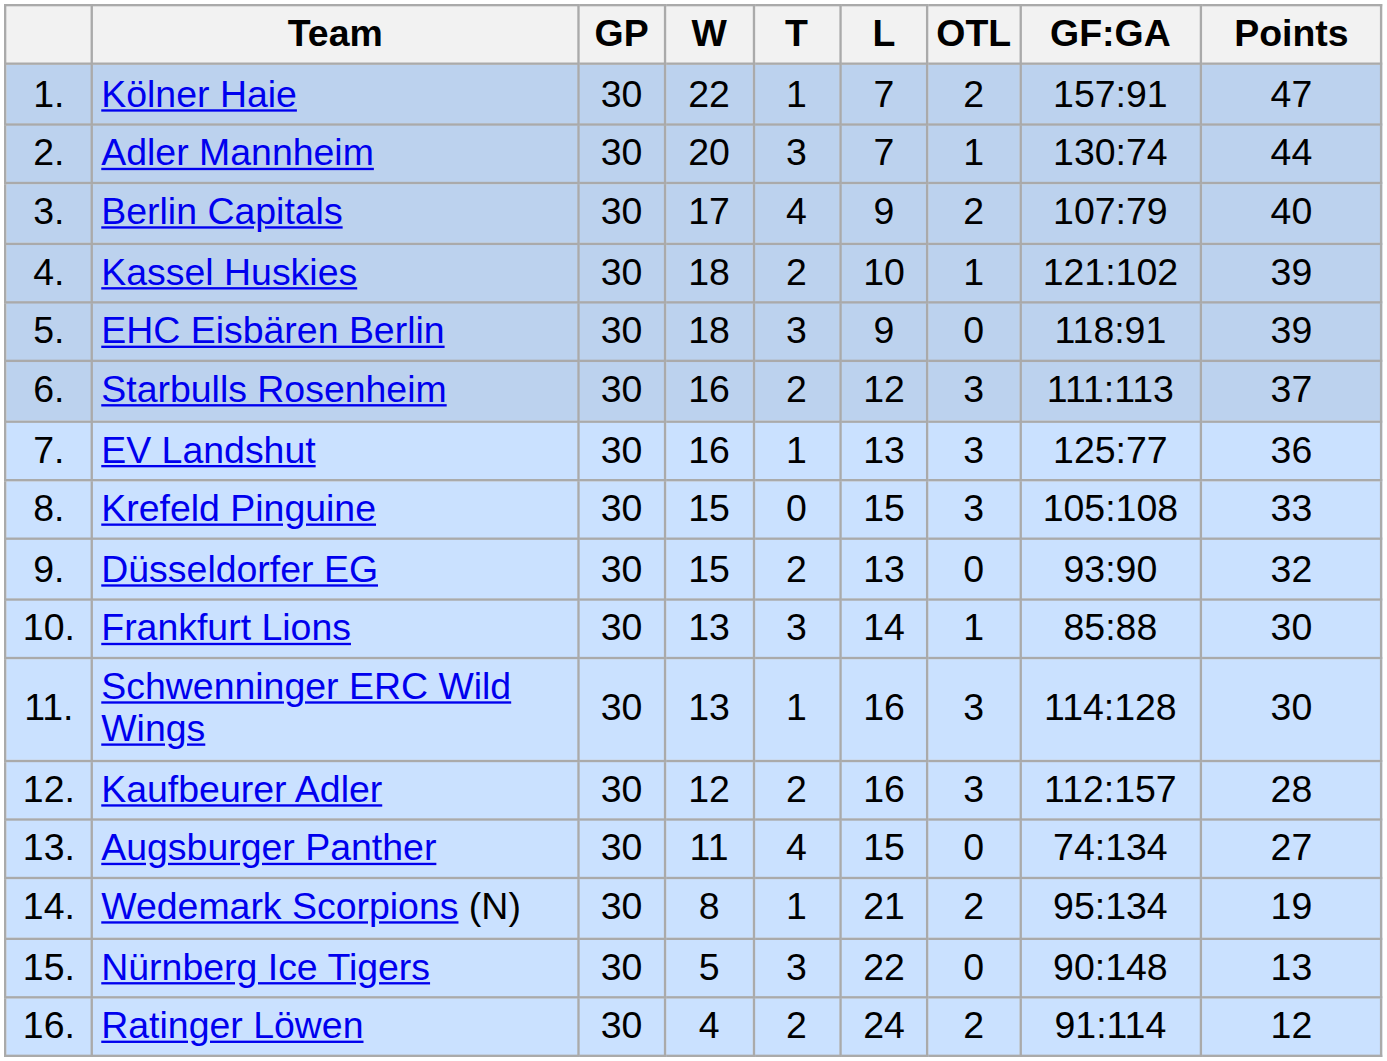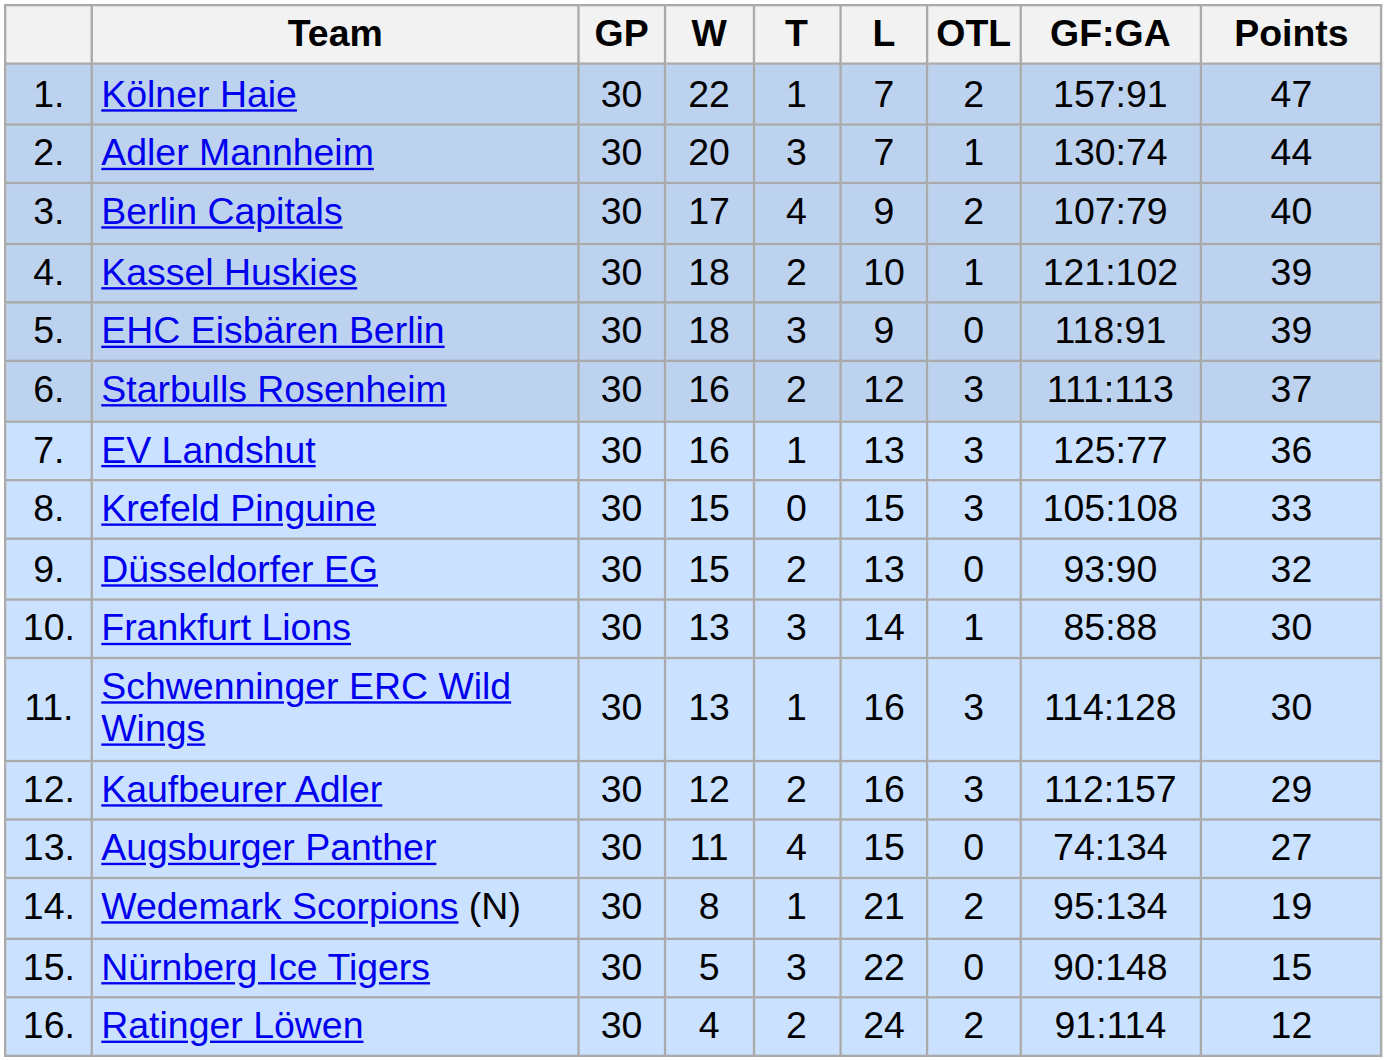(1291, 788) 28 -> (1291, 788) 29
(1291, 966) 13 -> (1291, 966) 15
